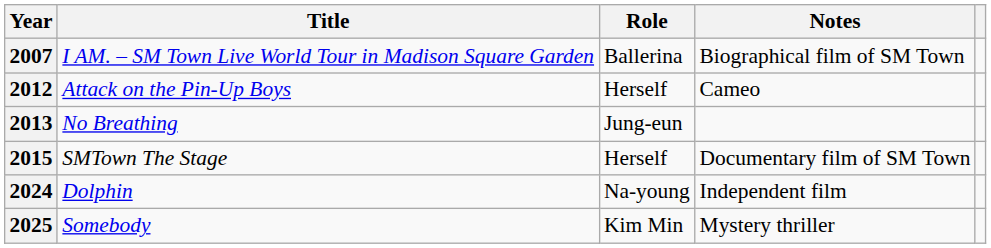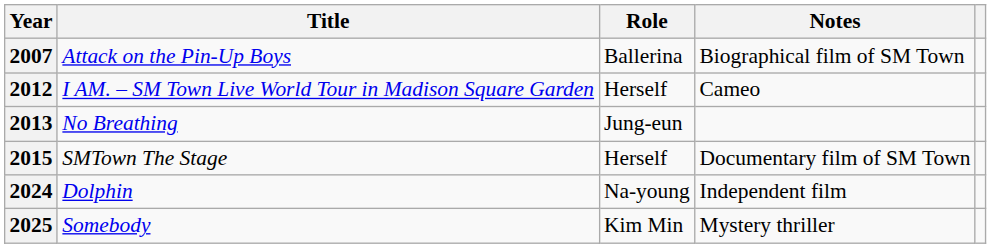(328, 55) I AM. – SM Town Live World Tour in Madison Square Garden -> (177, 55) Attack on the Pin-Up Boys
(177, 89) Attack on the Pin-Up Boys -> (328, 89) I AM. – SM Town Live World Tour in Madison Square Garden
